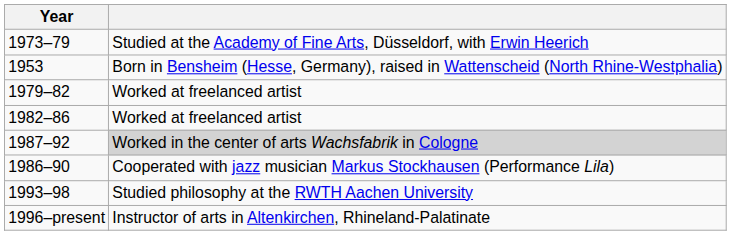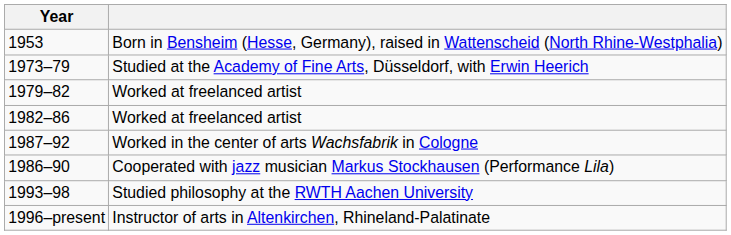rows swapped: (26, 67) <-> (39, 42)
(295, 142) lightgrey background -> (295, 142) no background
